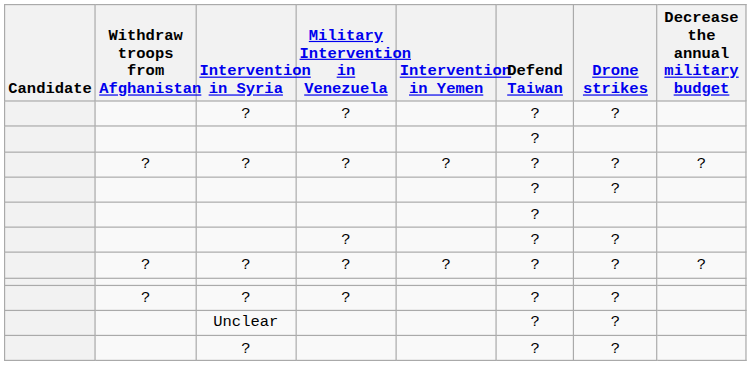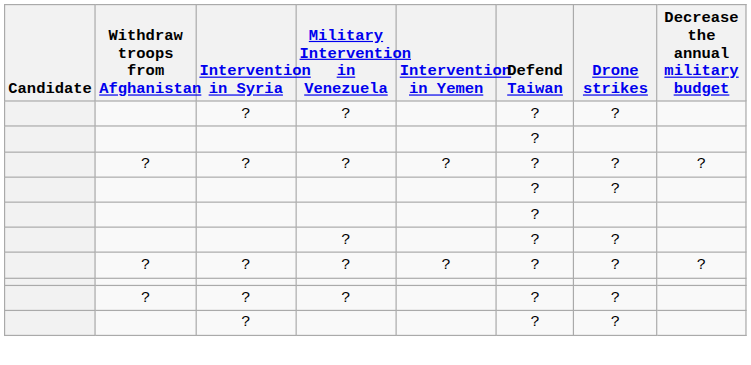- row: (246, 323)
